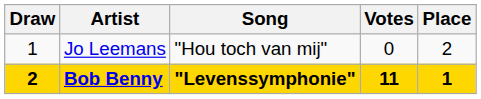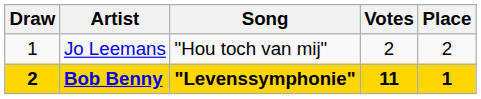(389, 49) 0 -> (389, 49) 2
